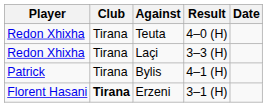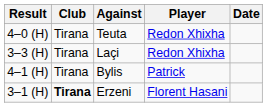columns swapped: (47, 14) <-> (207, 14)
